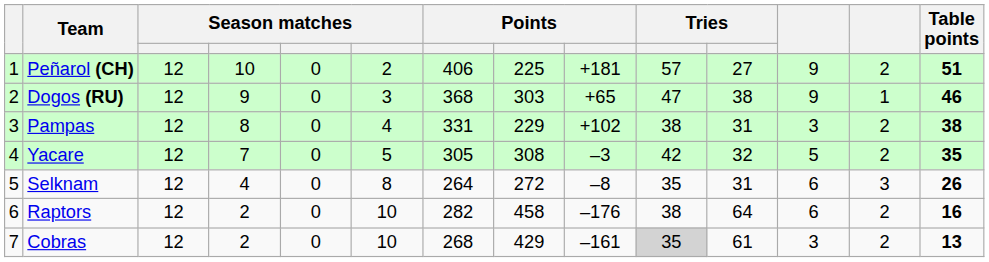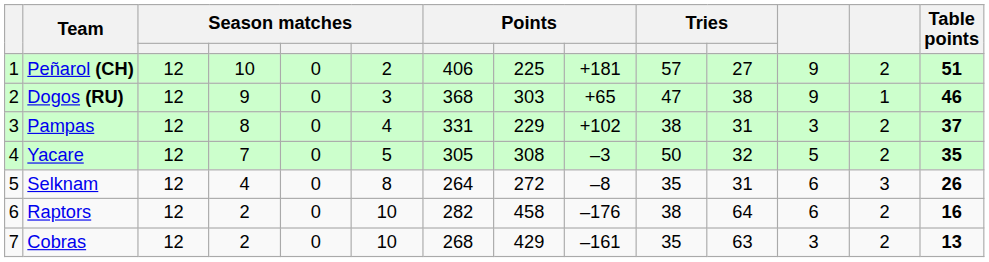(952, 126) 38 -> (952, 126) 37
(671, 155) 42 -> (671, 155) 50
(671, 241) lightgrey background -> (671, 241) no background
(742, 241) 61 -> (742, 241) 63
